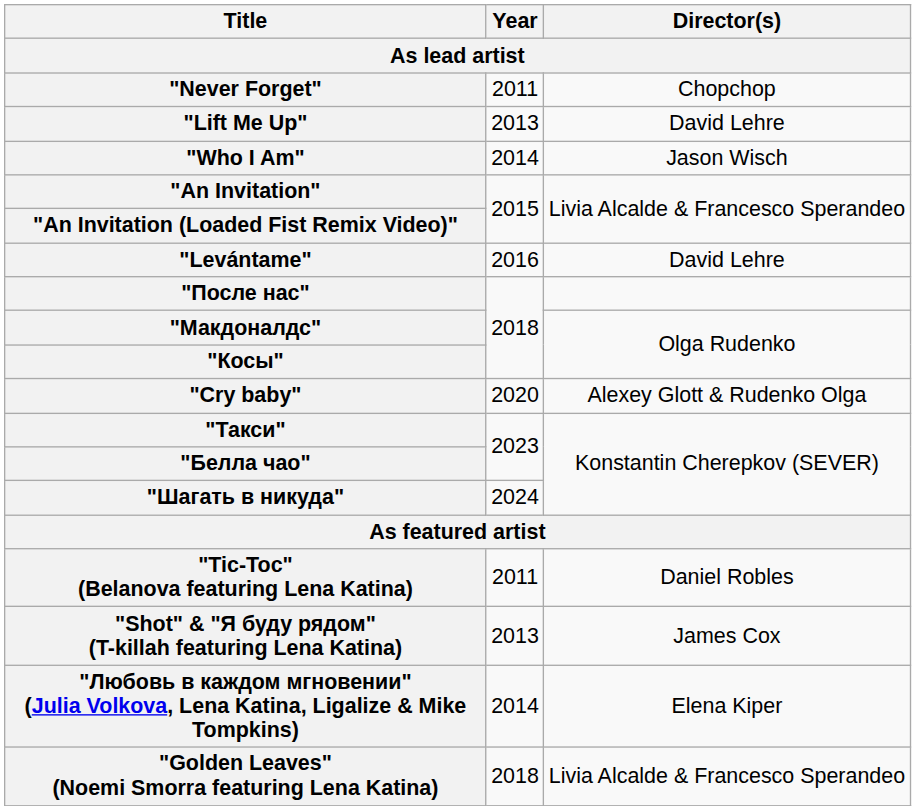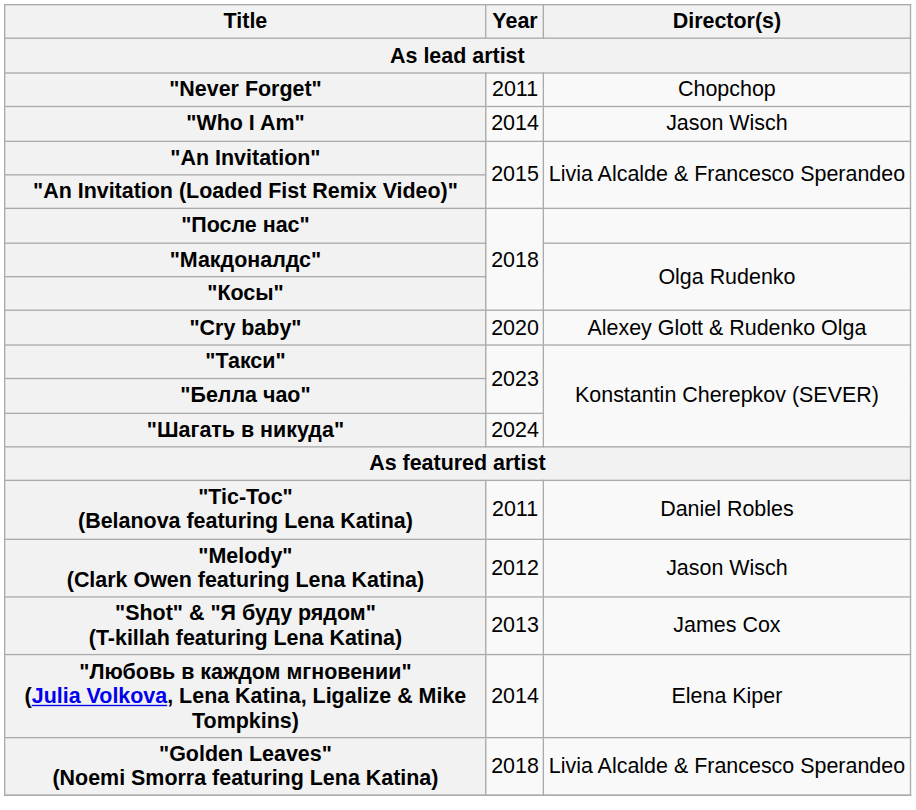- row: (245, 123)
- row: (245, 259)
+ row: (245, 567)
